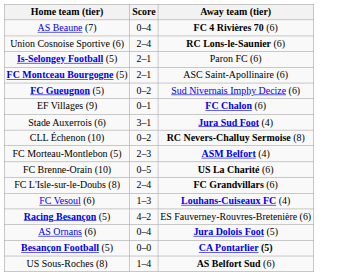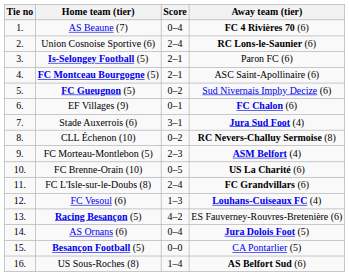+ column: (20, 12)
(236, 248) bold -> (267, 248) normal
